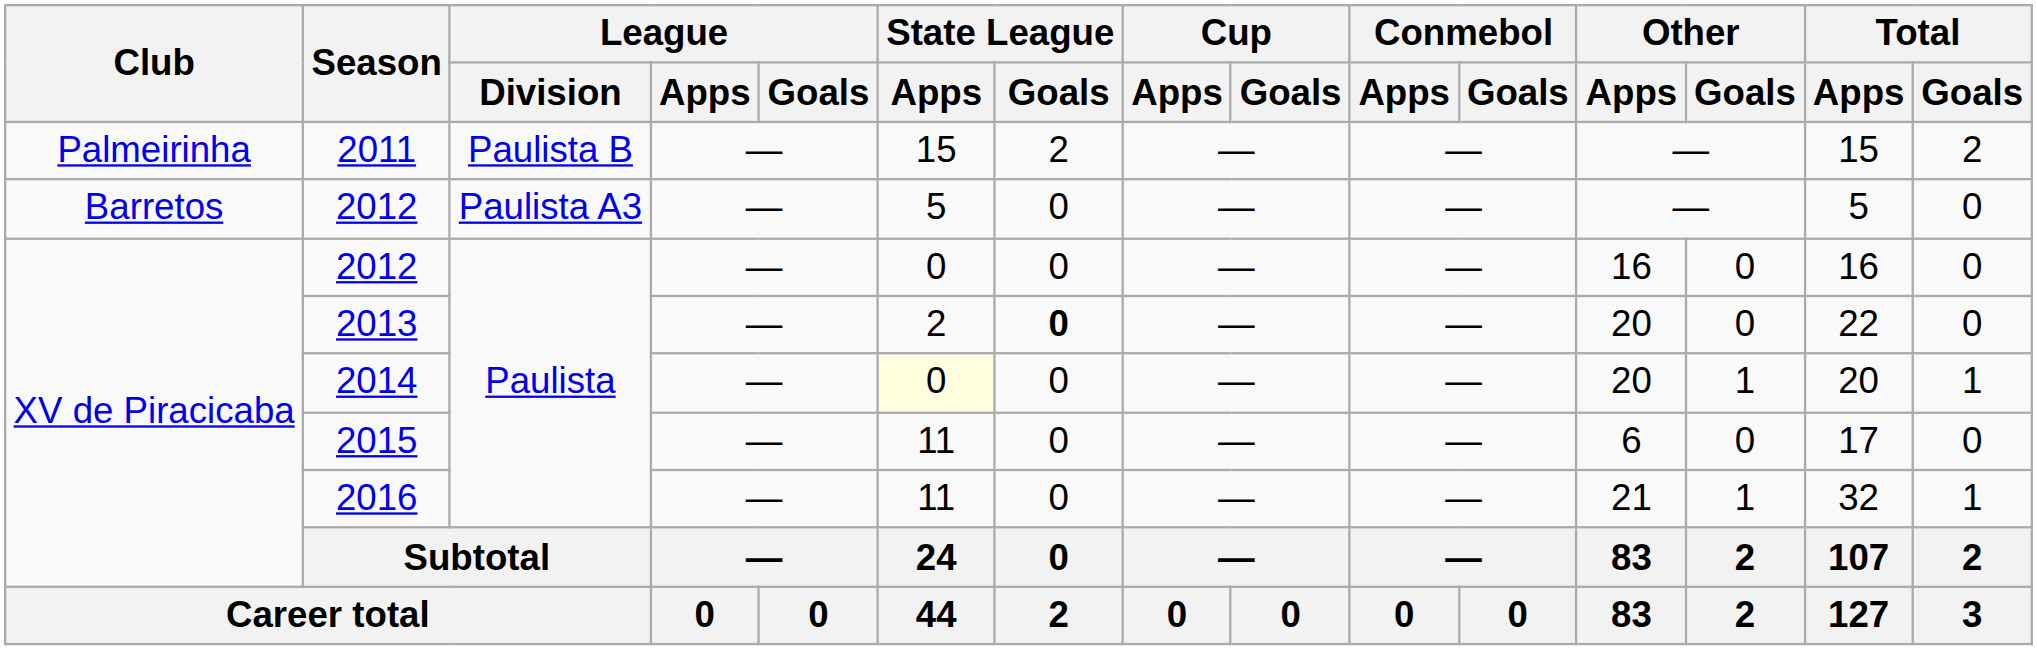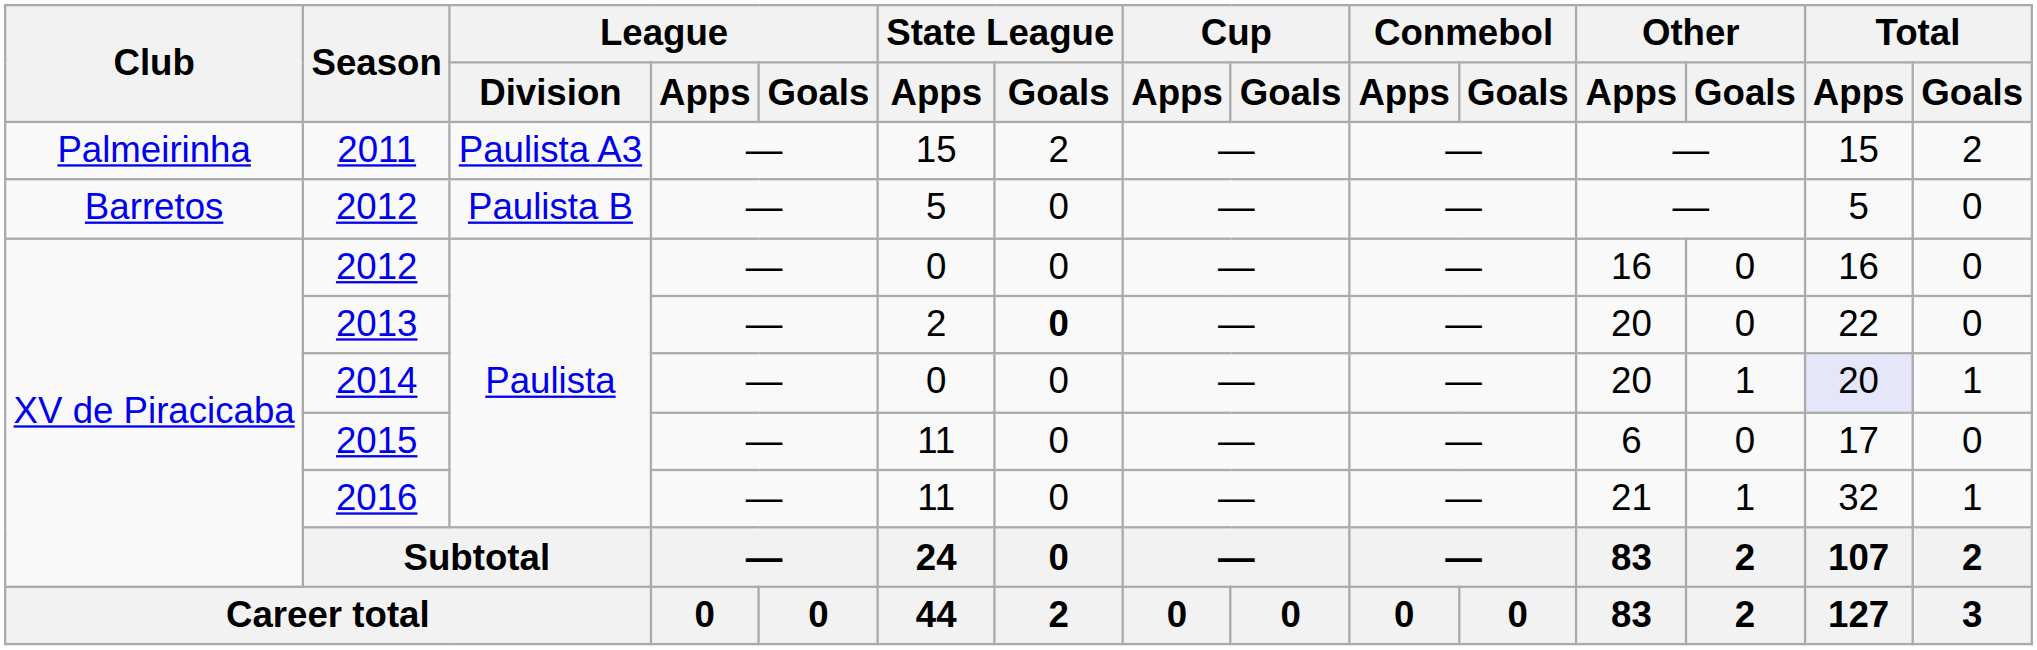(550, 149) Paulista B -> (550, 149) Paulista A3
(550, 207) Paulista A3 -> (550, 207) Paulista B
(936, 382) lightyellow background -> (936, 382) no background
(1859, 382) no background -> (1859, 382) lavender background
